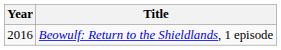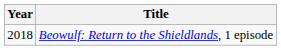(20, 34) 2016 -> (20, 34) 2018
